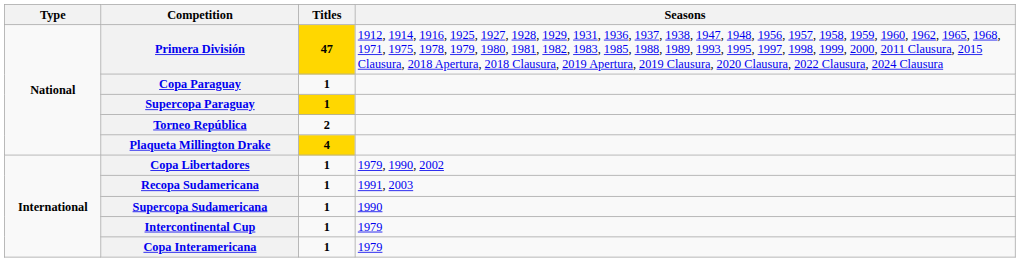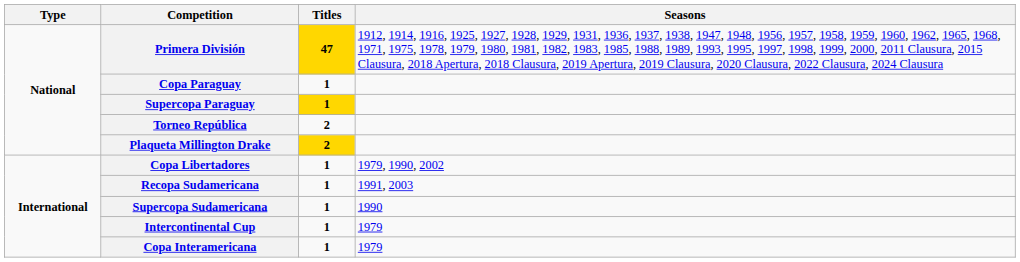(327, 145) 4 -> (327, 145) 2
